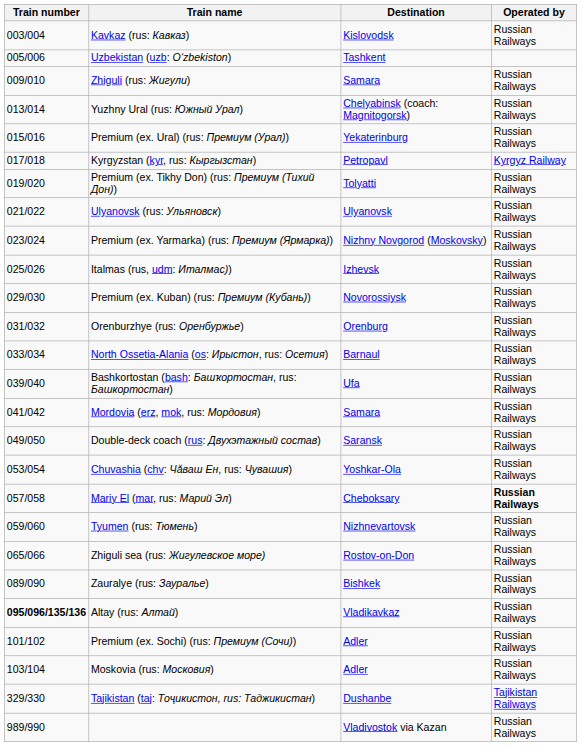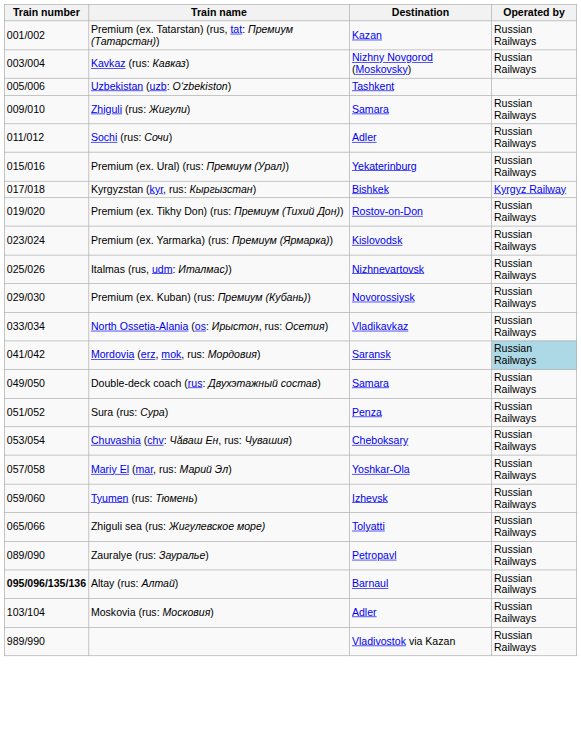+ row: (192, 35)
(368, 35) Kislovodsk -> (392, 64) Nizhny Novgorod (Moskovsky)
+ row: (132, 138)
- row: (167, 109)
(366, 160) Petropavl -> (370, 189) Bishkek
(360, 183) Tolyatti -> (387, 212) Rostov-on-Don
- row: (156, 212)
(415, 240) Nizhny Novgorod (Moskovsky) -> (377, 240) Kislovodsk
(361, 269) Izhevsk -> (388, 269) Nizhnevartovsk
- row: (167, 326)
(361, 355) Barnaul -> (380, 326) Vladikavkaz
- row: (194, 383)
(362, 412) Samara -> (371, 355) Saransk
(515, 412) no background -> (515, 355) lightblue background
(363, 441) Saransk -> (370, 383) Samara
+ row: (130, 412)
(372, 469) Yoshkar-Ola -> (380, 441) Cheboksary
(371, 498) Cheboksary -> (381, 469) Yoshkar-Ola
(516, 498) bold -> (515, 469) normal
(379, 527) Nizhnevartovsk -> (370, 498) Izhevsk
(379, 555) Rostov-on-Don -> (368, 527) Tolyatti
(362, 584) Bishkek -> (374, 555) Petropavl
(371, 612) Vladikavkaz -> (370, 584) Barnaul
- row: (194, 641)
- row: (203, 698)
